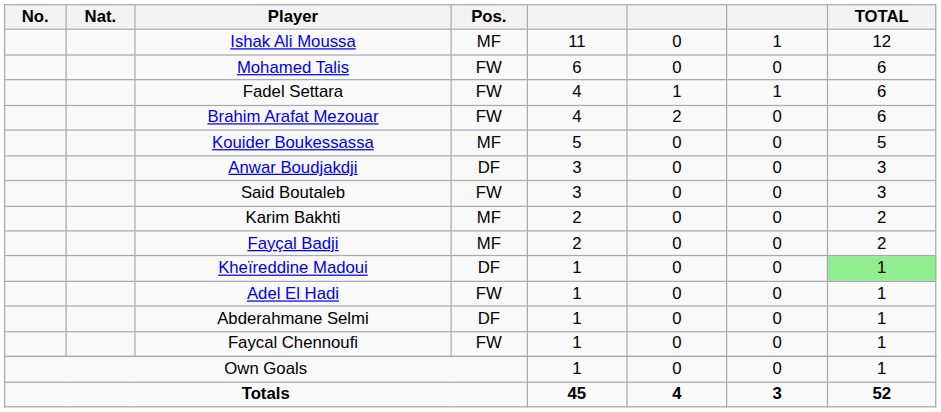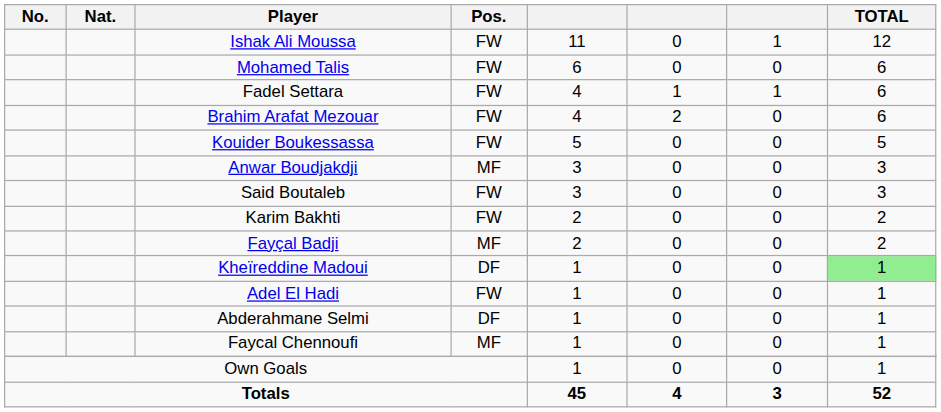(489, 41) MF -> (489, 41) FW
(489, 142) MF -> (489, 142) FW
(489, 167) DF -> (489, 167) MF
(489, 217) MF -> (489, 217) FW
(489, 343) FW -> (489, 343) MF
